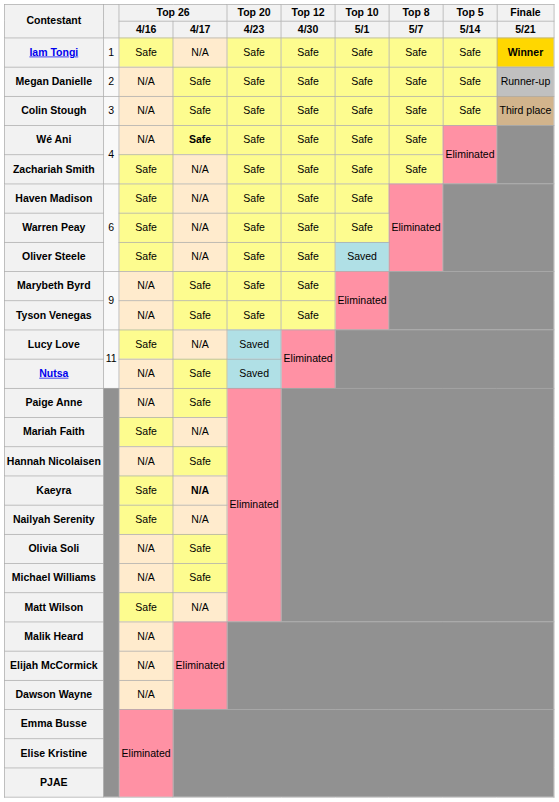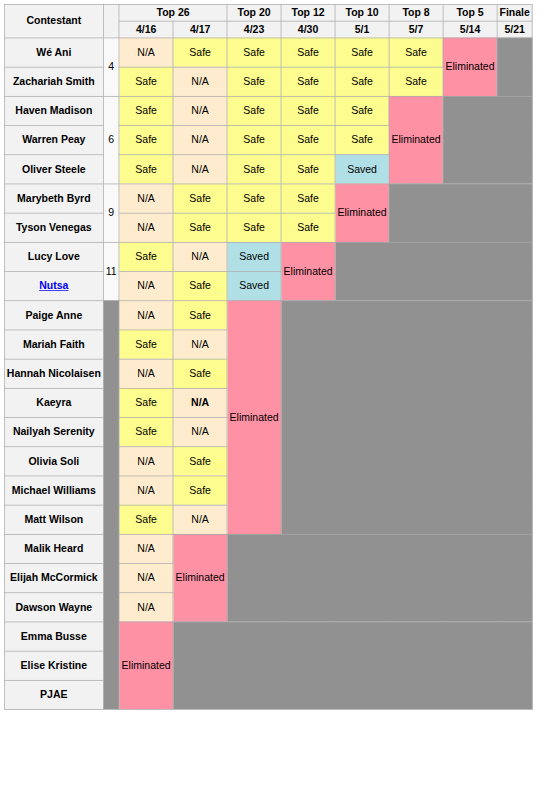- row: (54, 53)
- row: (54, 82)
- row: (54, 111)
(200, 140) bold -> (200, 53) normal
